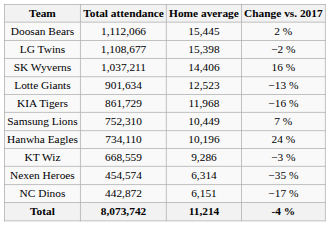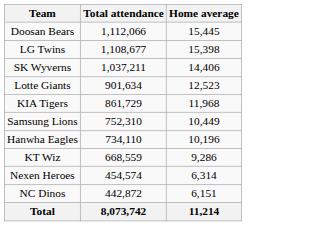- column: (283, 13)
